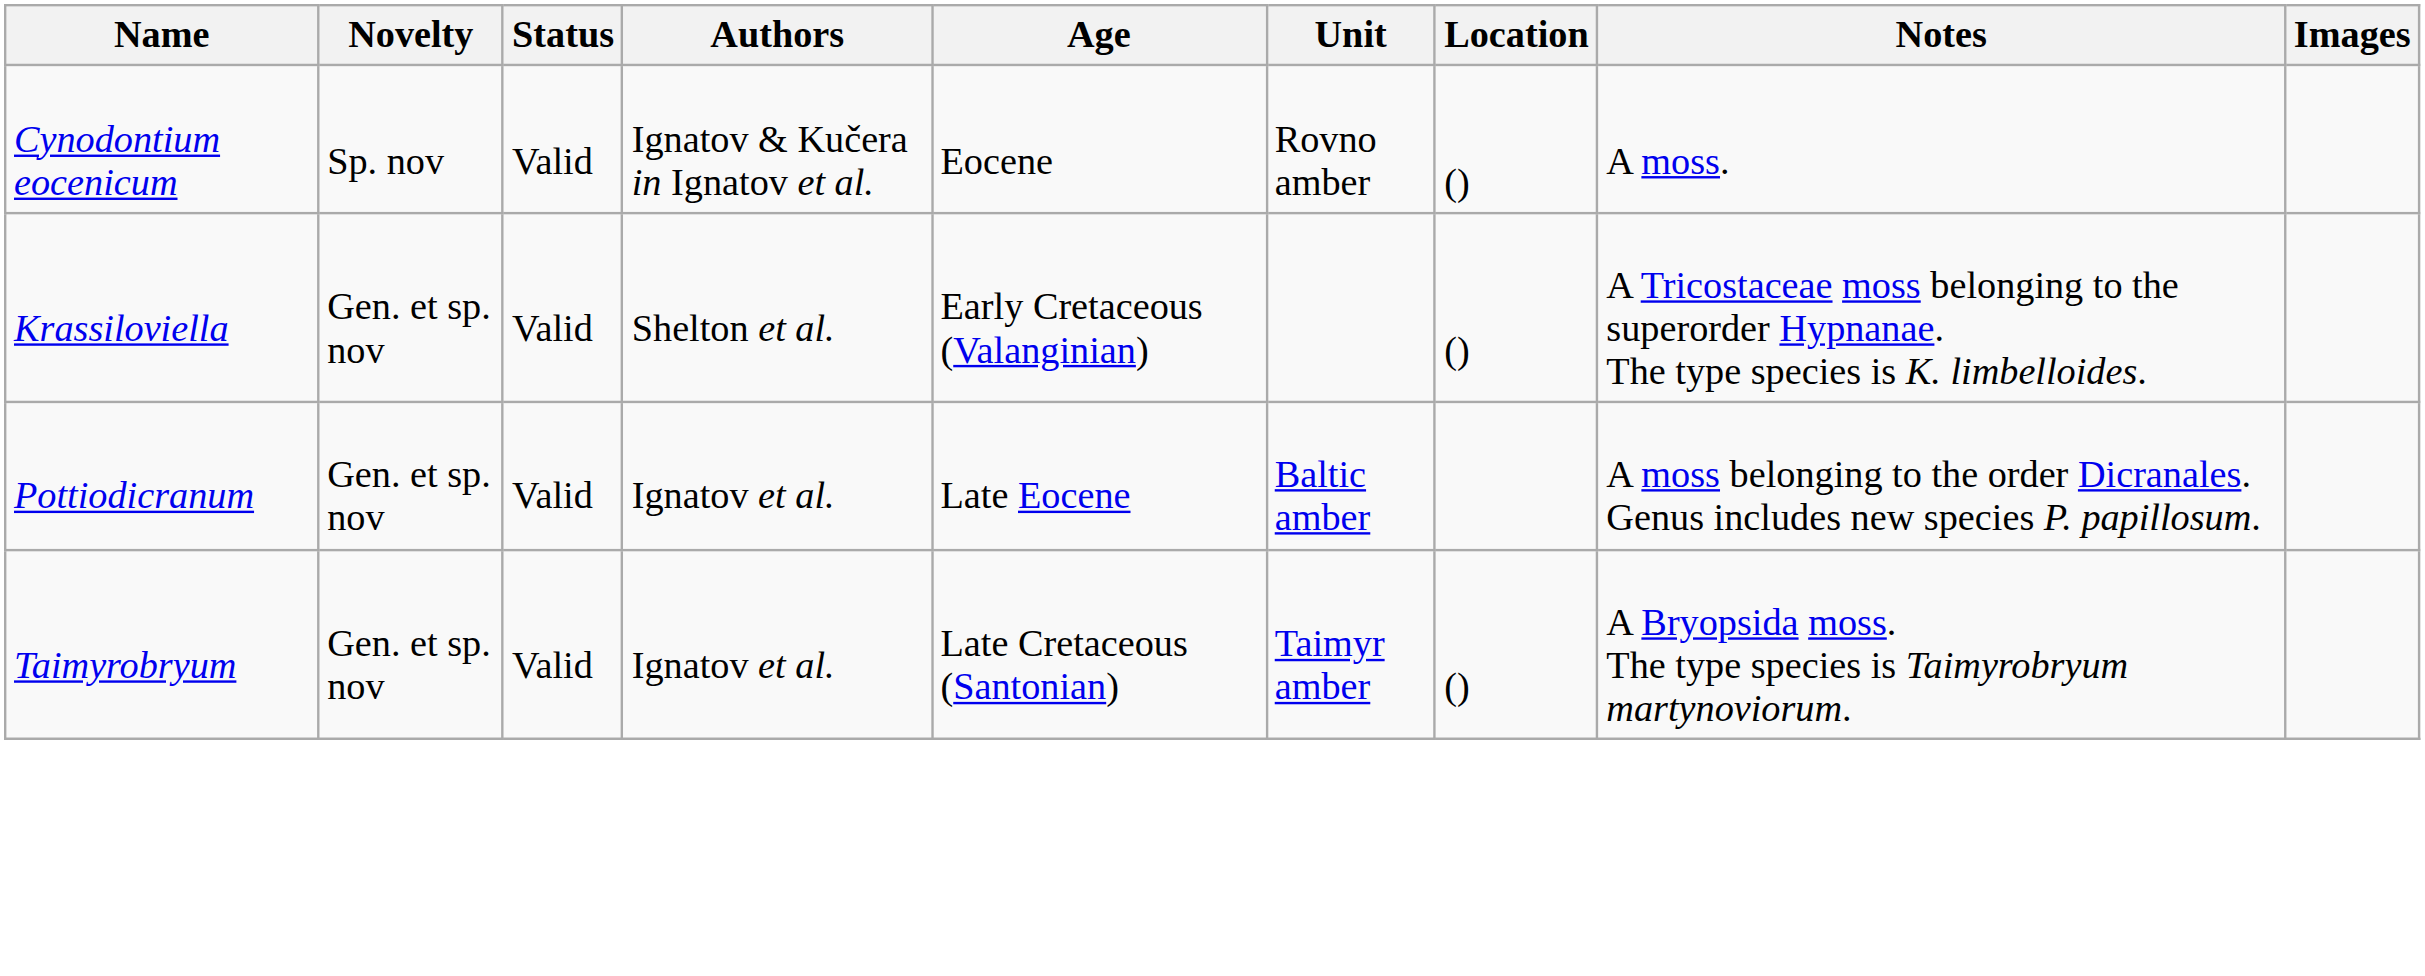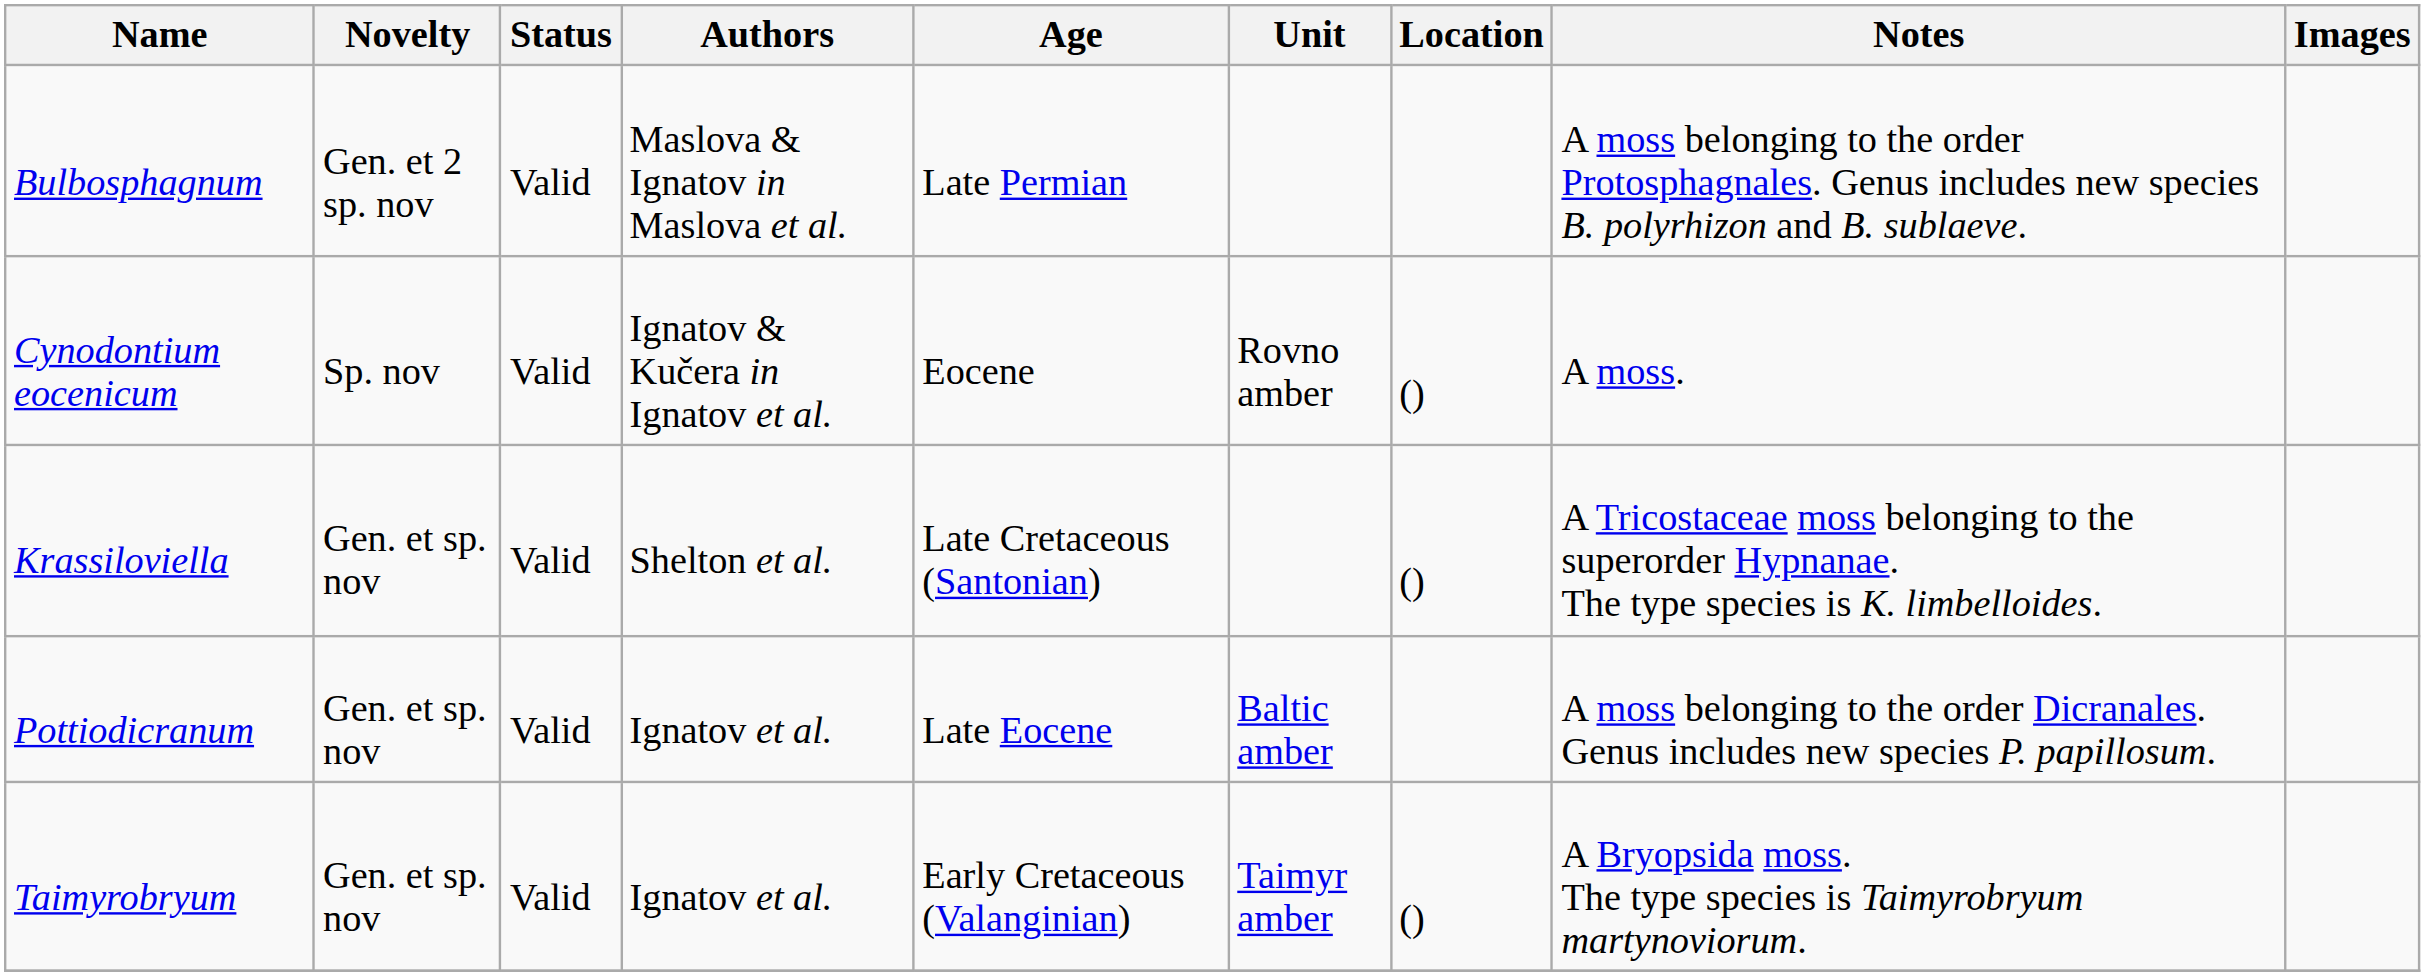+ row: (138, 181)
(1072, 328) Early Cretaceous (Valanginian) -> (1046, 560) Late Cretaceous (Santonian)
(1064, 664) Late Cretaceous (Santonian) -> (1053, 897) Early Cretaceous (Valanginian)
